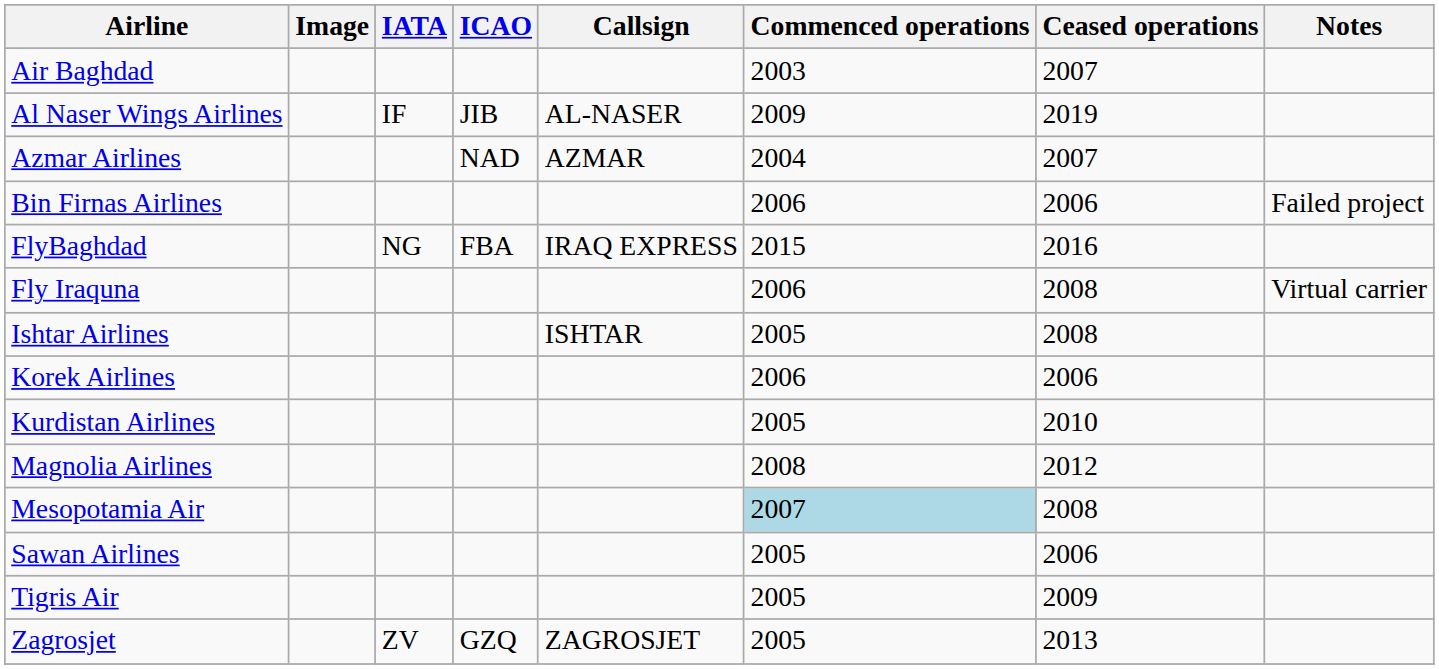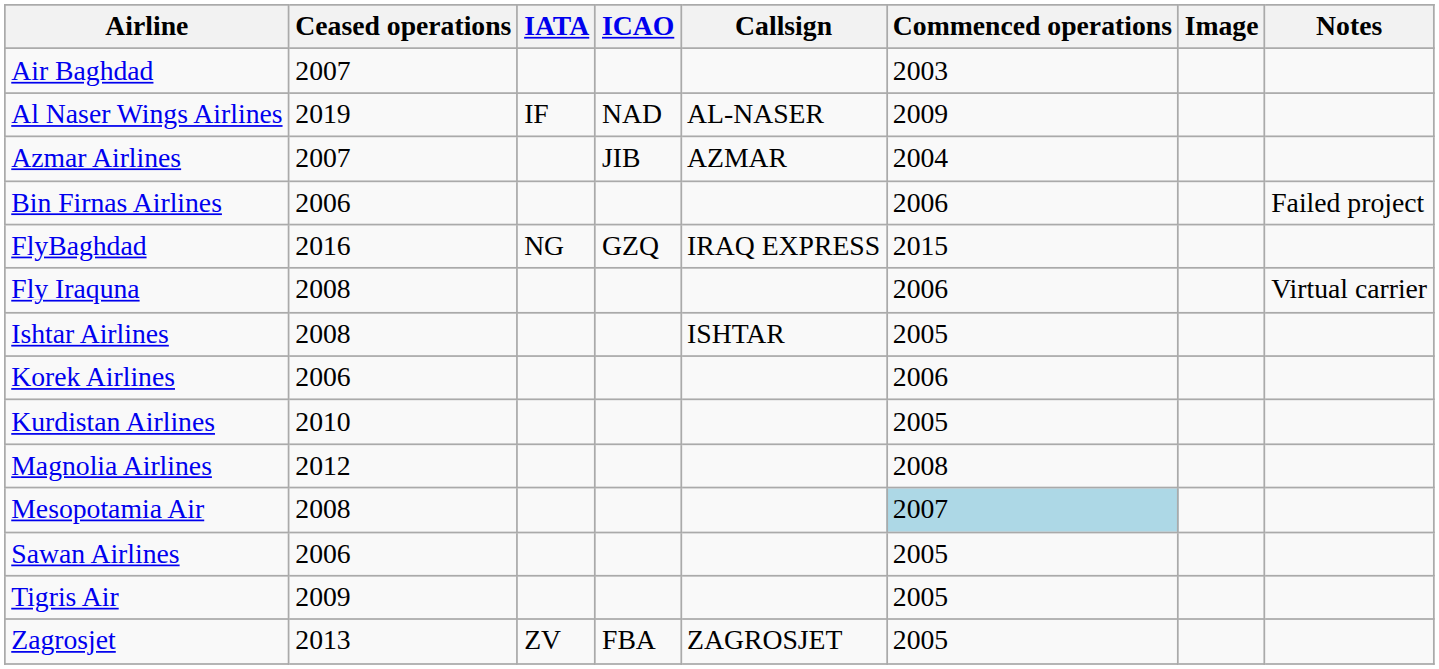columns swapped: (332, 26) <-> (1150, 26)
(479, 114) JIB -> (632, 114) NAD
(490, 158) NAD -> (621, 158) JIB
(487, 245) FBA -> (630, 245) GZQ
(488, 641) GZQ -> (629, 641) FBA
